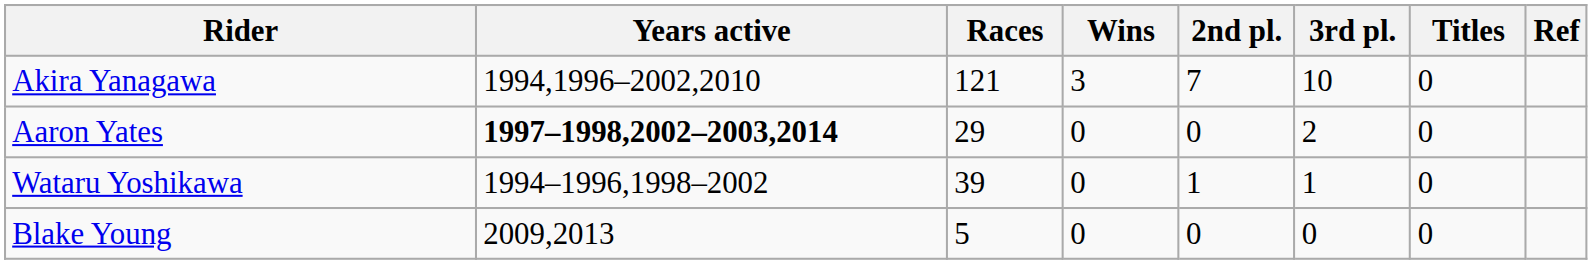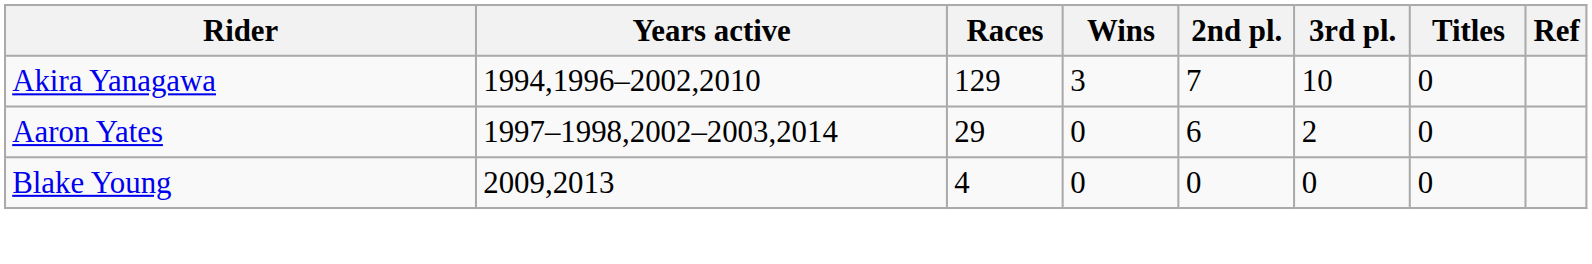(977, 81) 121 -> (977, 81) 129
(661, 131) bold -> (661, 131) normal
(1194, 131) 0 -> (1194, 131) 6
- row: (127, 182)
(962, 233) 5 -> (962, 182) 4
